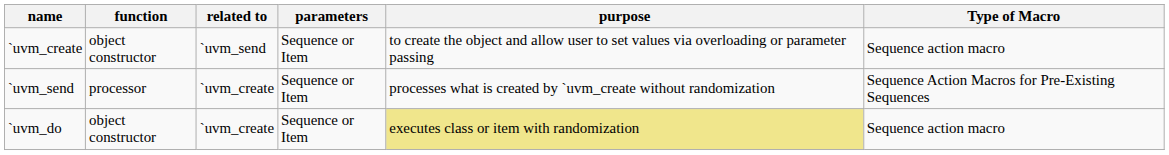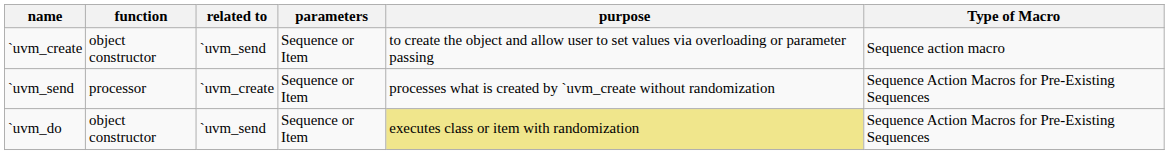(237, 128) `uvm_create -> (233, 128) `uvm_send
(936, 128) Sequence action macro -> (991, 128) Sequence Action Macros for Pre-Existing Sequences
